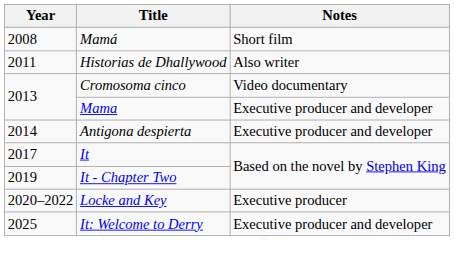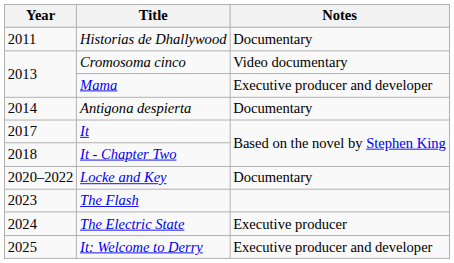- row: (99, 39)
(266, 62) Also writer -> (273, 39) Documentary
(333, 131) Executive producer and developer -> (273, 108) Documentary
(22, 177) 2019 -> (22, 154) 2018
(290, 200) Executive producer -> (273, 177) Documentary
+ row: (109, 200)
+ row: (132, 223)
